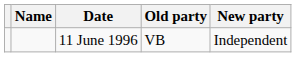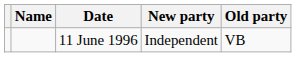columns swapped: (176, 16) <-> (251, 16)
